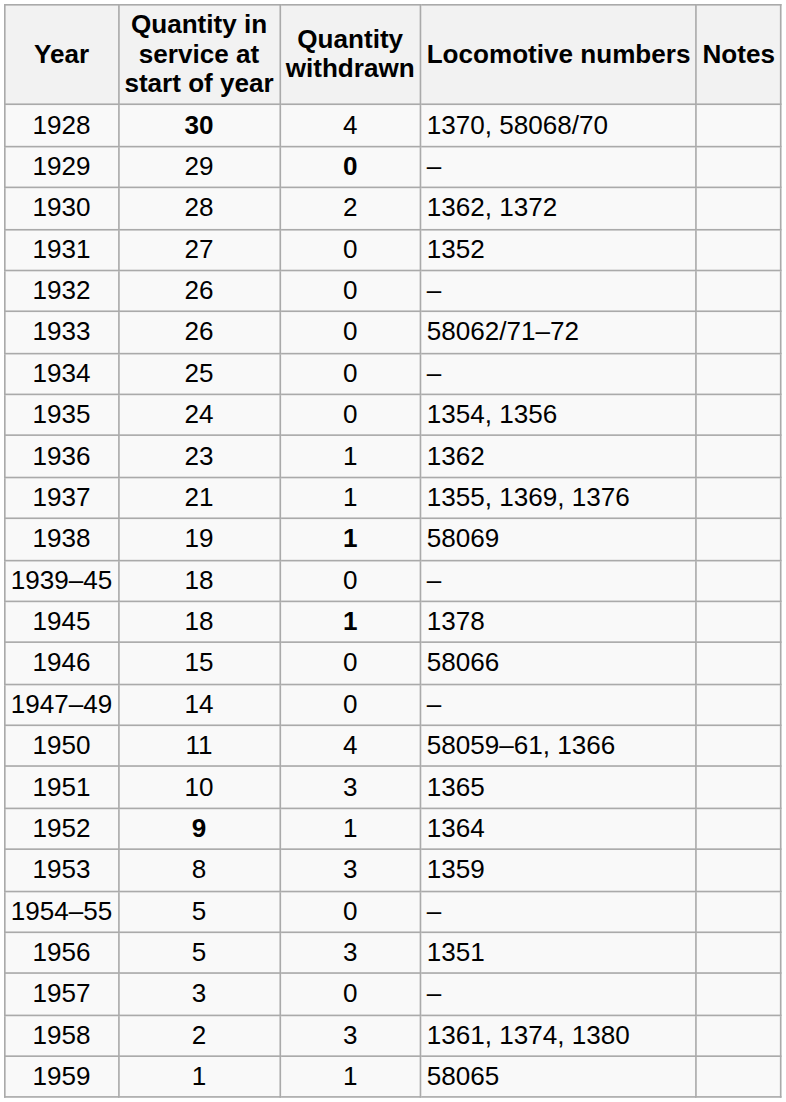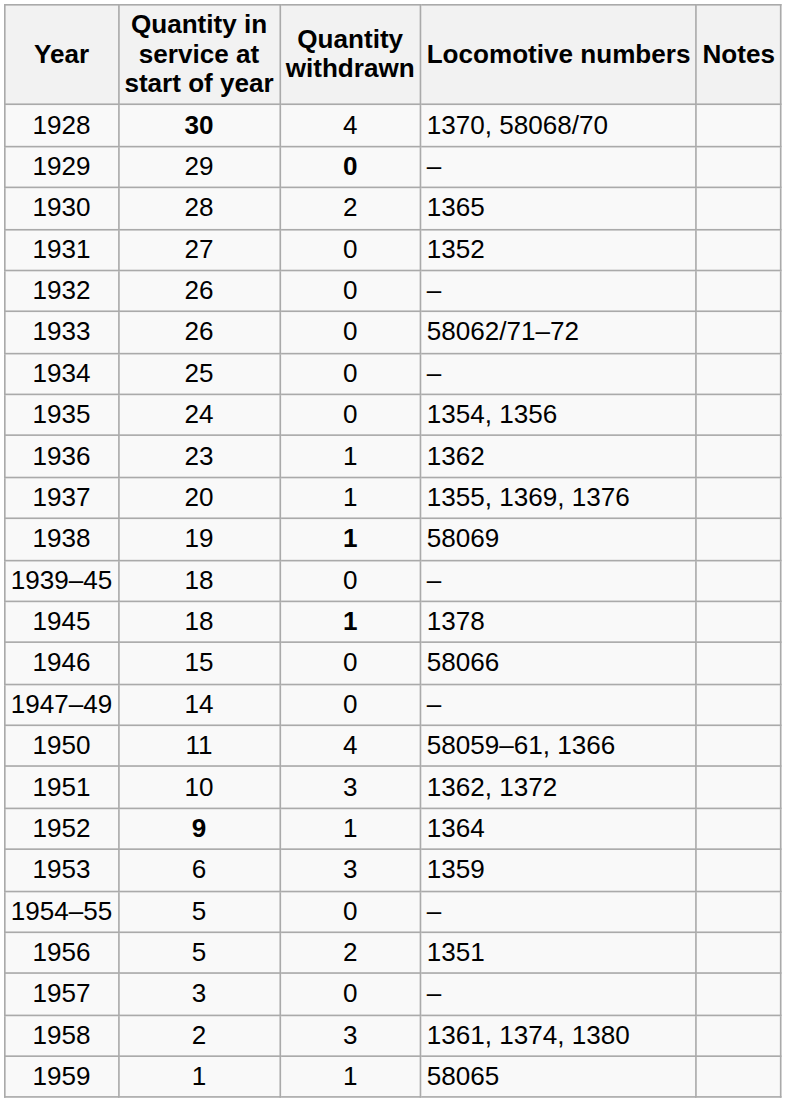(492, 207) 1362, 1372 -> (456, 207) 1365
(199, 497) 21 -> (199, 497) 20
(456, 787) 1365 -> (492, 787) 1362, 1372
(199, 869) 8 -> (199, 869) 6
(350, 952) 3 -> (350, 952) 2
